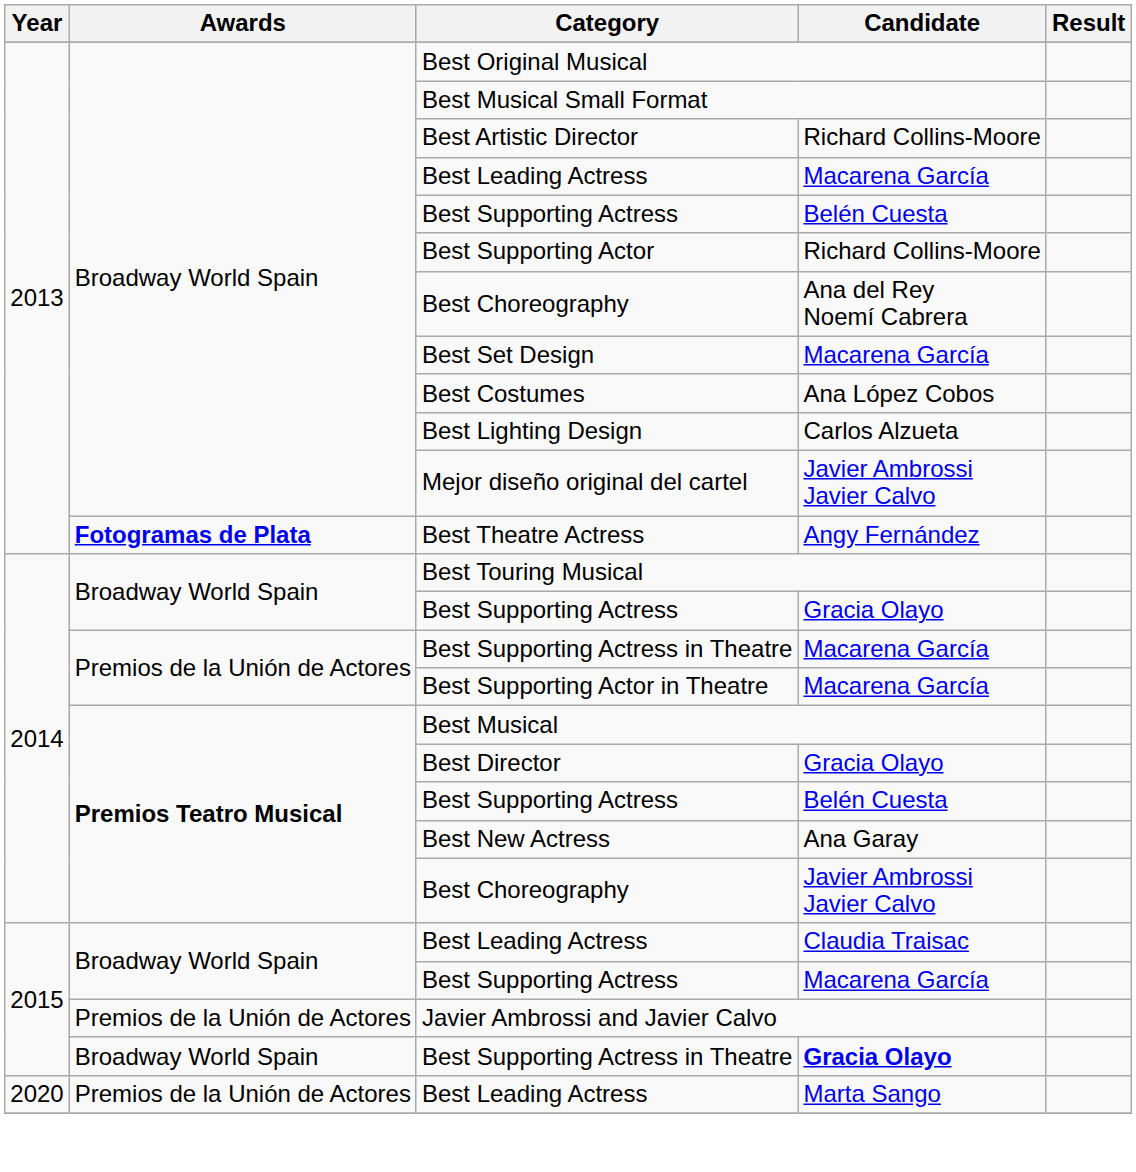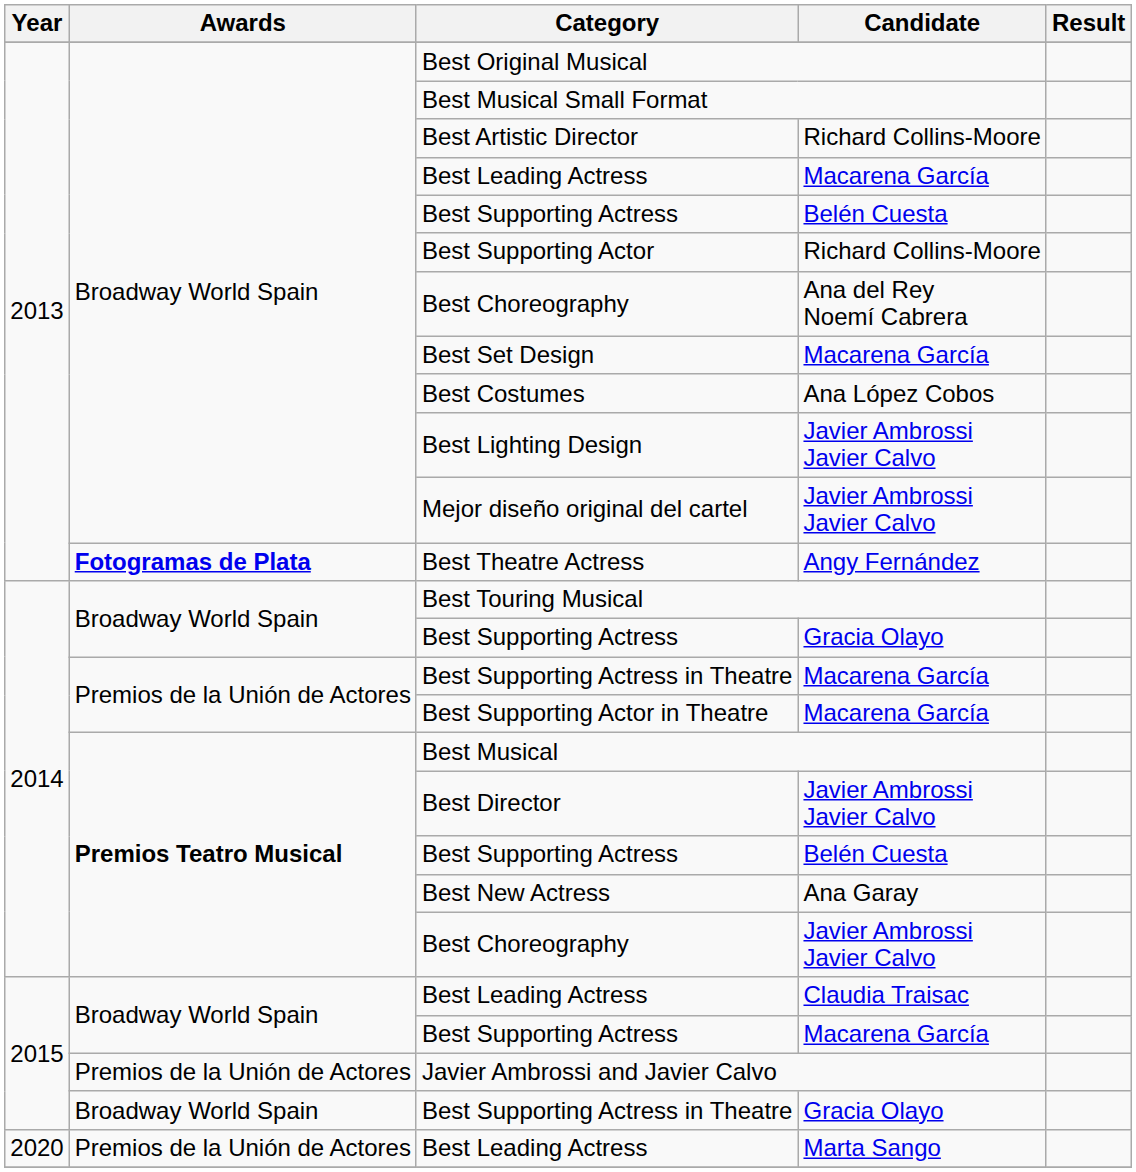(881, 431) Carlos Alzueta -> (888, 444) Javier Ambrossi Javier Calvo
(874, 762) Gracia Olayo -> (888, 803) Javier Ambrossi Javier Calvo
(878, 1056) bold -> (874, 1110) normal
